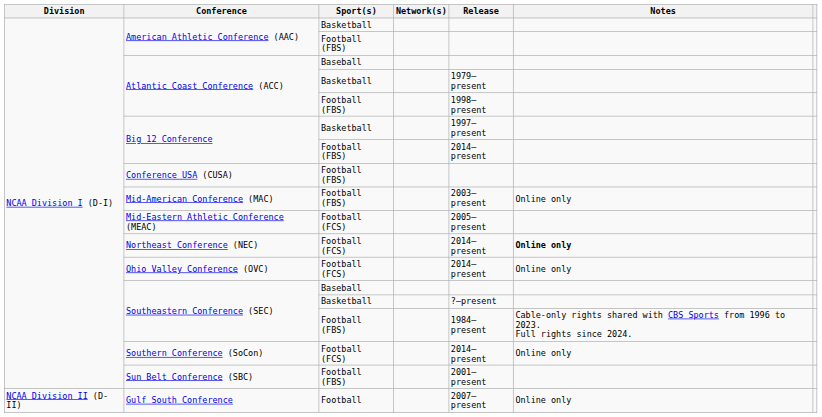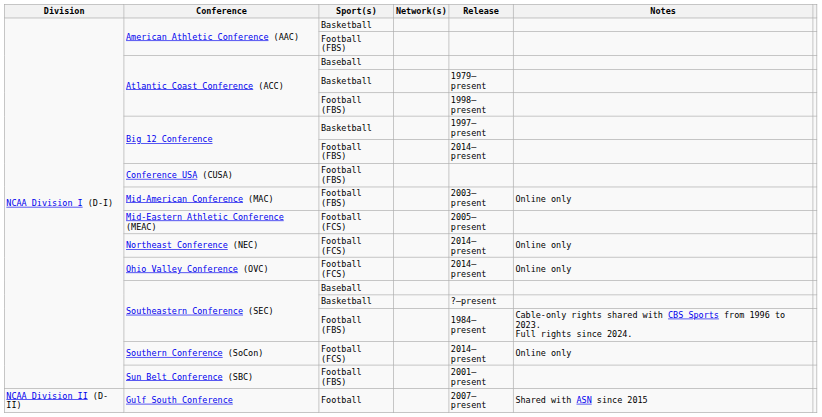(543, 246) bold -> (543, 246) normal
(543, 400) Online only -> (582, 400) Shared with ASN since 2015
